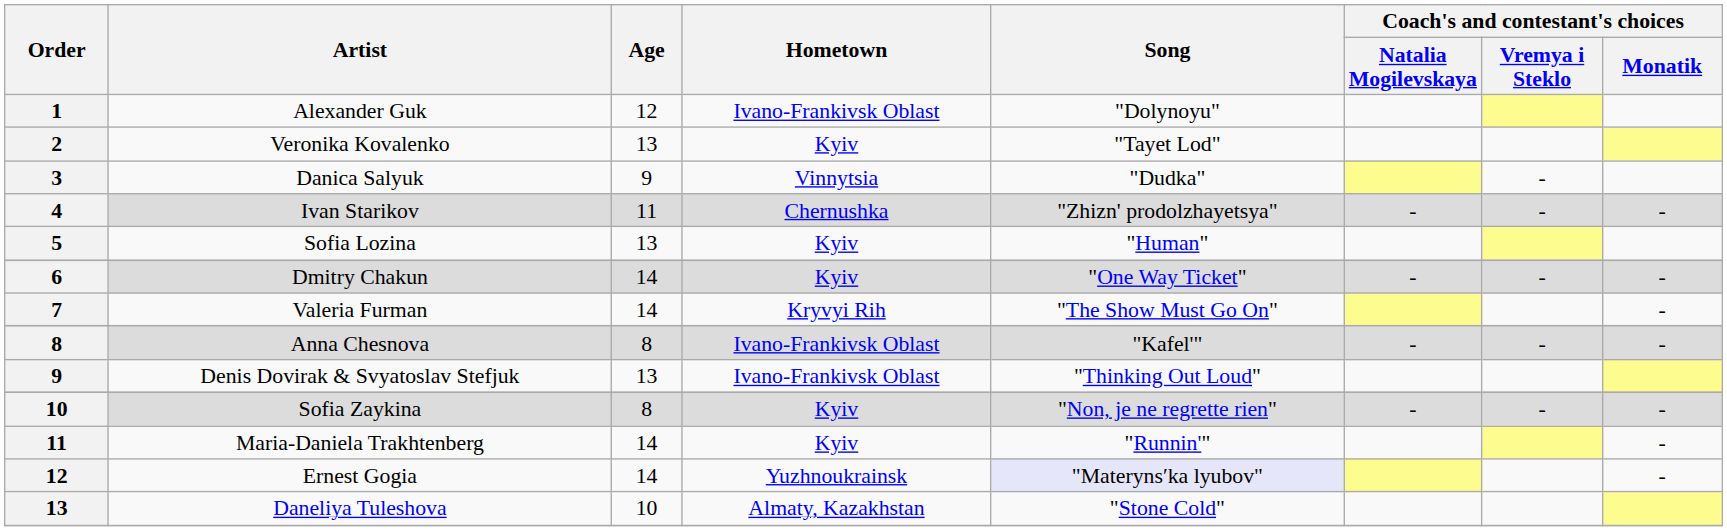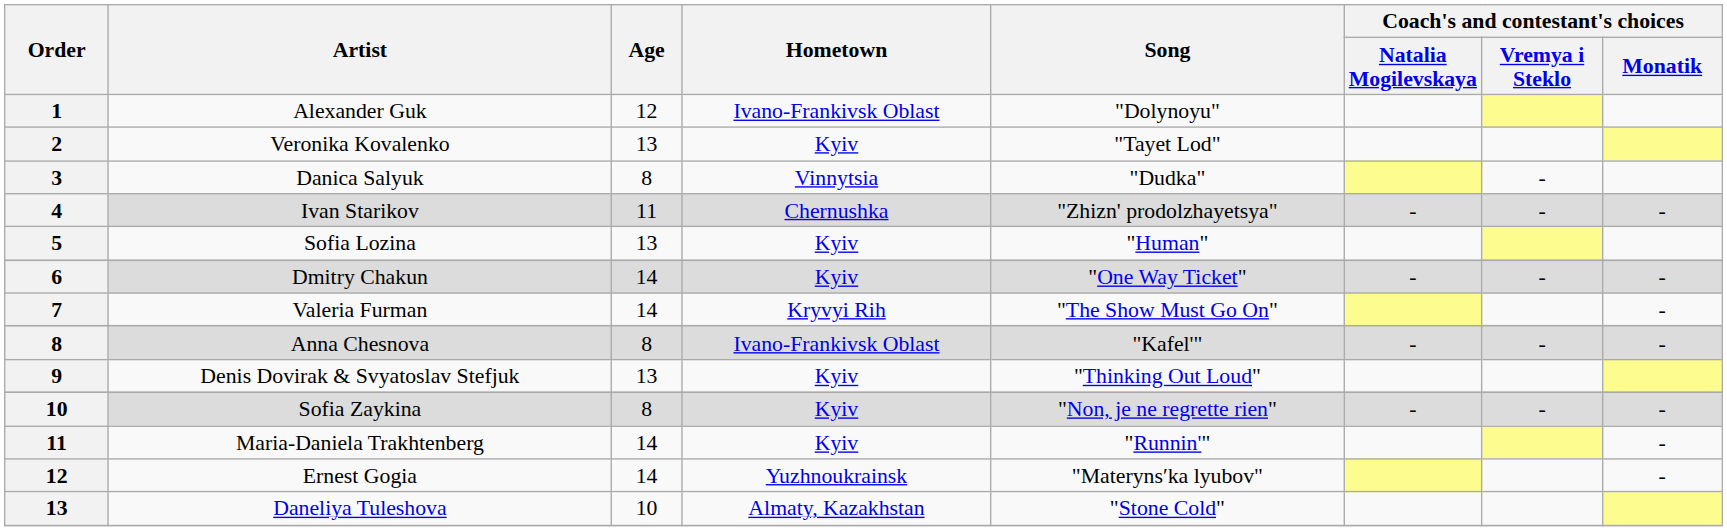(647, 177) 9 -> (647, 177) 8
(836, 376) Ivano-Frankivsk Oblast -> (836, 376) Kyiv
(1167, 475) lavender background -> (1167, 475) no background
